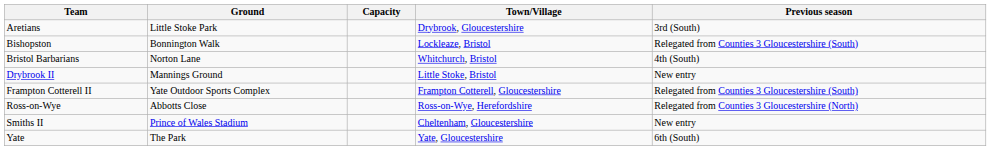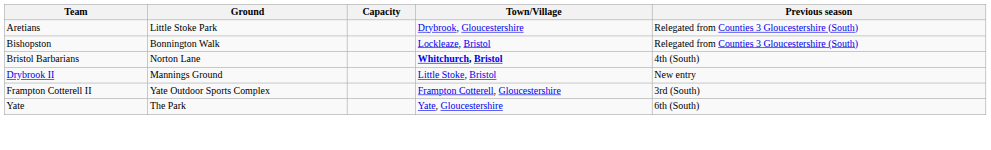(677, 28) 3rd (South) -> (756, 28) Relegated from Counties 3 Gloucestershire (South)
(457, 59) normal -> (460, 59) bold
(756, 91) Relegated from Counties 3 Gloucestershire (South) -> (677, 91) 3rd (South)
- row: (34, 106)
- row: (25, 122)
